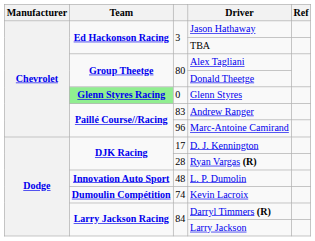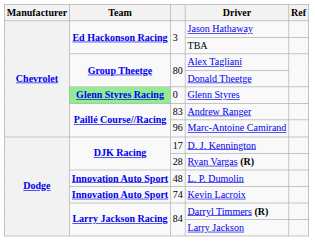(121, 194) Dumoulin Compétition -> (120, 194) Innovation Auto Sport
